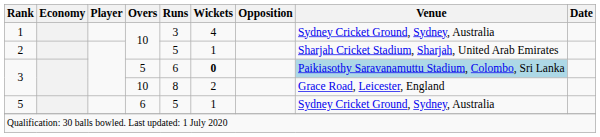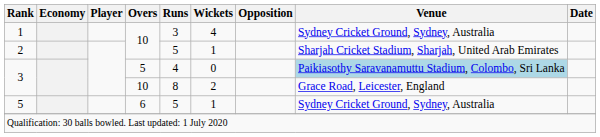(175, 68) 6 -> (175, 68) 4
(213, 68) bold -> (213, 68) normal
